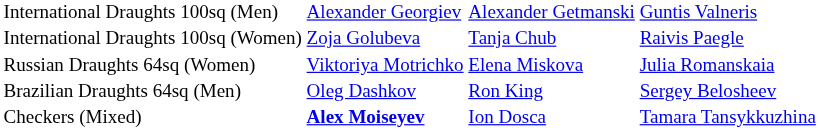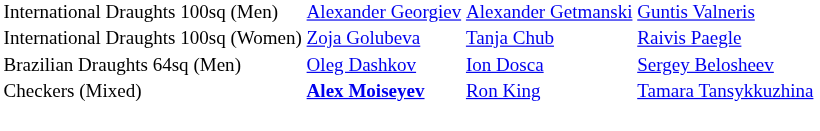- row: (129, 64)
(506, 90) Ron King -> (505, 64) Ion Dosca
(507, 116) Ion Dosca -> (503, 90) Ron King
